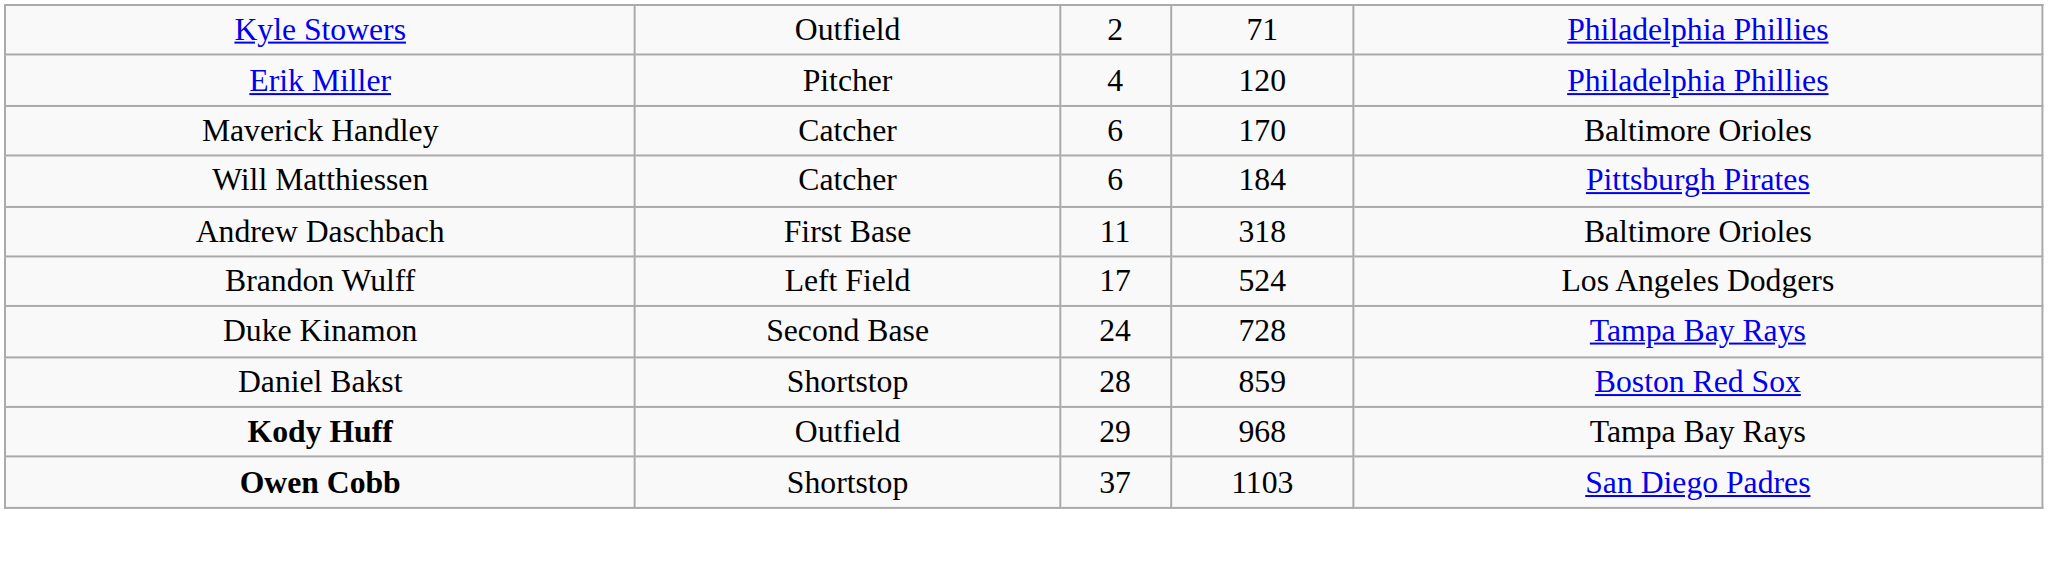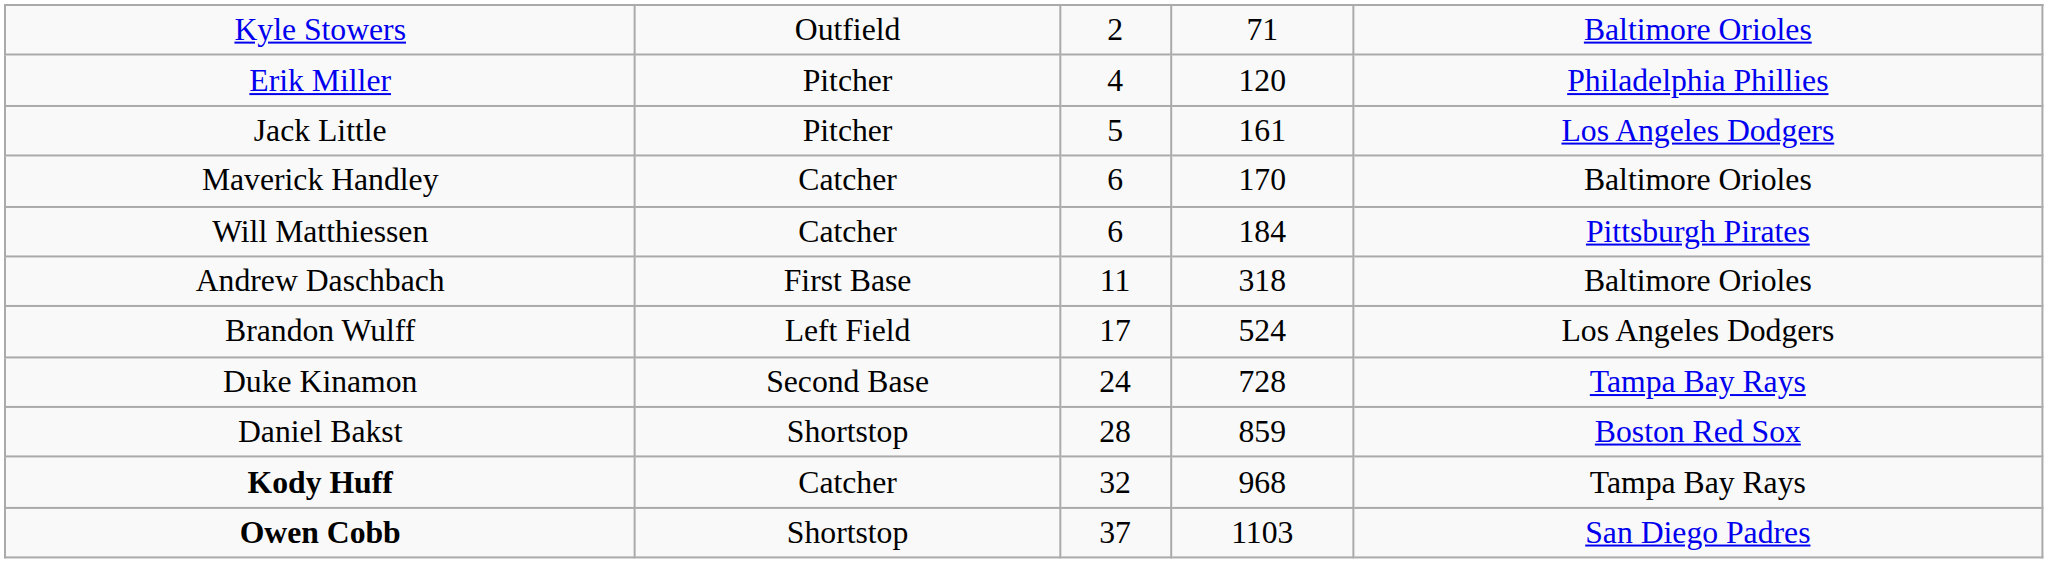(1698, 29) Philadelphia Phillies -> (1698, 29) Baltimore Orioles
+ row: (320, 130)
(848, 431) Outfield -> (848, 481) Catcher
(1115, 431) 29 -> (1115, 481) 32
